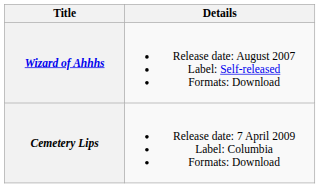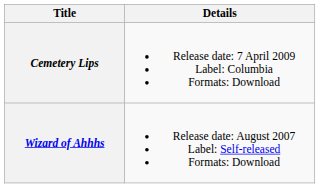rows swapped: (65, 62) <-> (65, 143)
